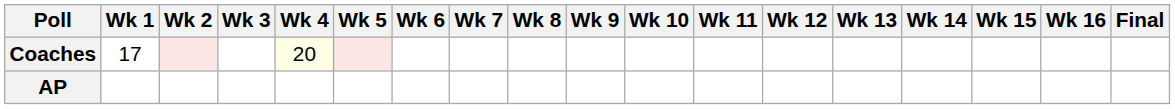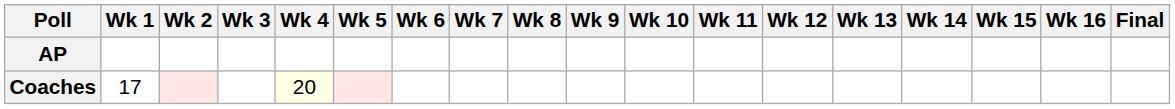rows swapped: (53, 86) <-> (53, 53)
